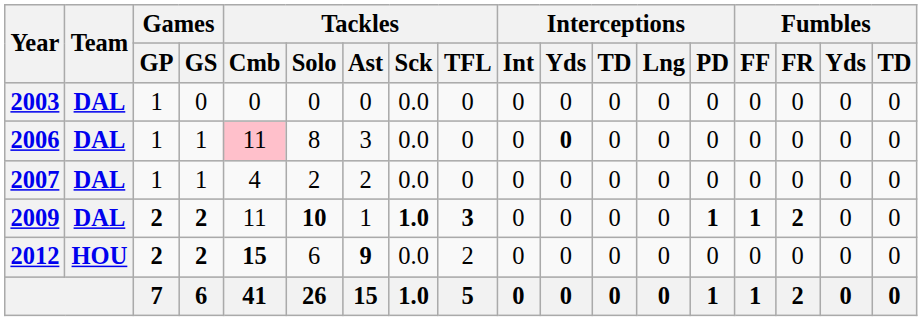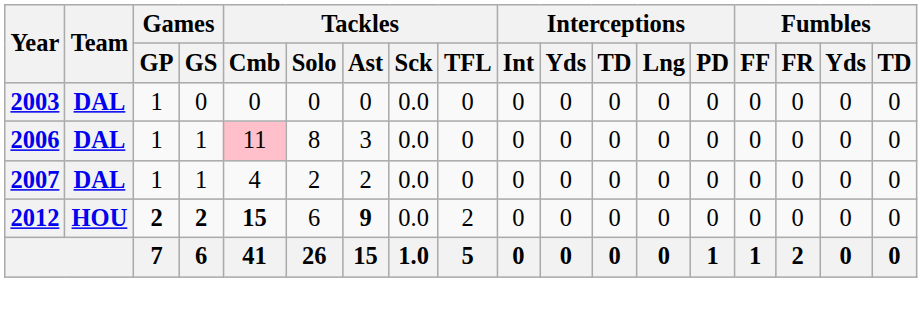(566, 140) bold -> (566, 140) normal
- row: (35, 218)
